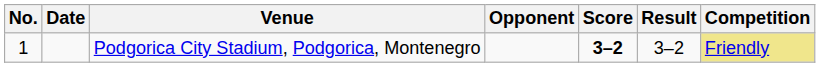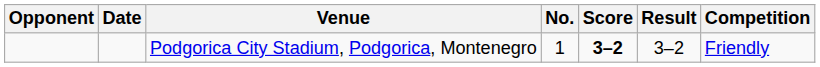columns swapped: (23, 18) <-> (532, 18)
(737, 47) khaki background -> (737, 47) no background
